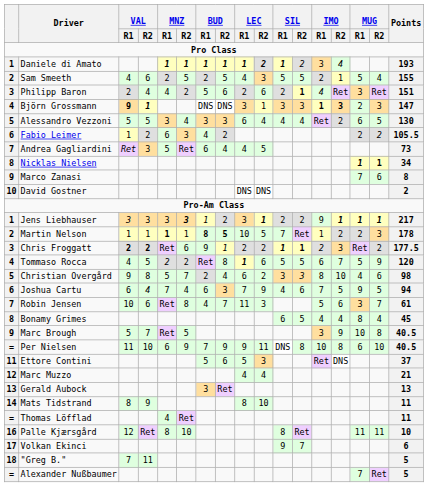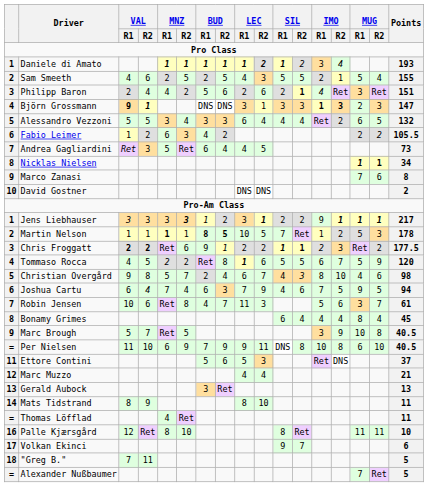(406, 120) 130 -> (406, 120) 132
(360, 233) 2 -> (360, 233) 5
(264, 276) 2 -> (264, 276) 7
(283, 276) 3 -> (283, 276) 4
(302, 318) 5 -> (302, 318) 4
